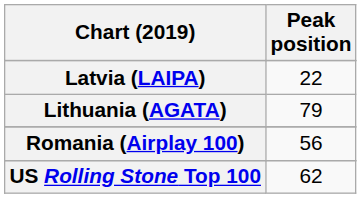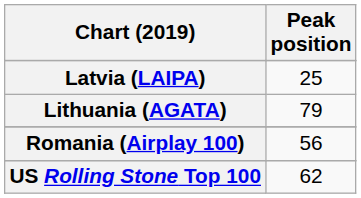(311, 77) 22 -> (311, 77) 25
